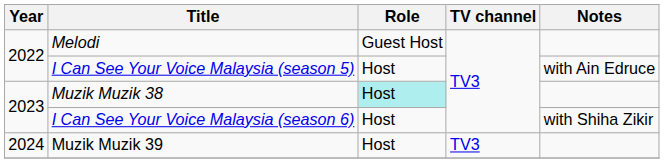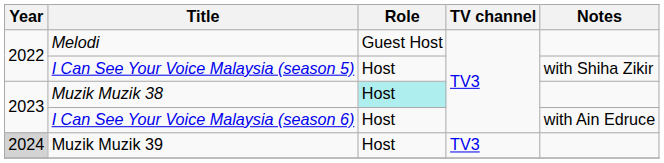(599, 68) with Ain Edruce -> (599, 68) with Shiha Zikir
(599, 119) with Shiha Zikir -> (599, 119) with Ain Edruce
(26, 145) no background -> (26, 145) lightgrey background
